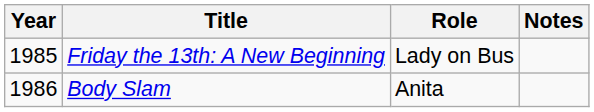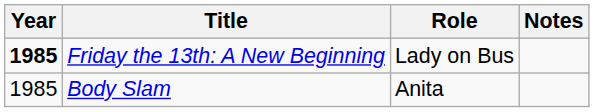(33, 55) normal -> (33, 55) bold
(33, 89) 1986 -> (33, 89) 1985
